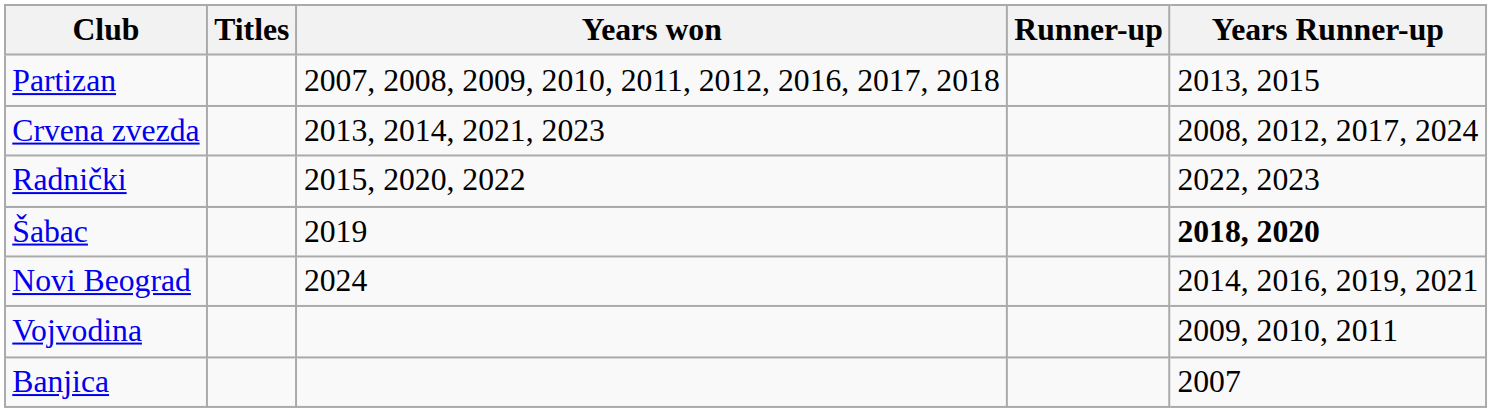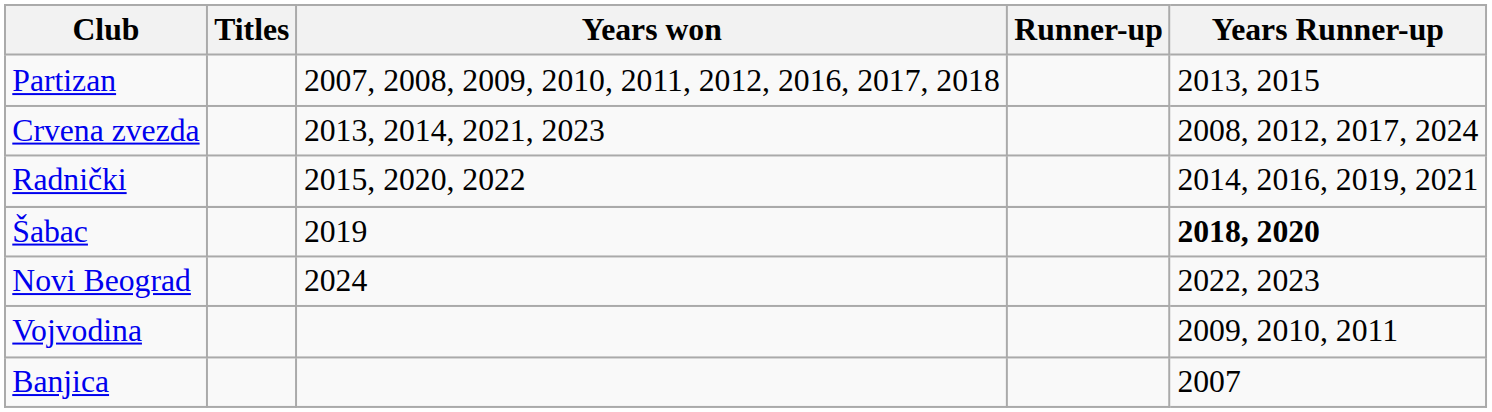(1249, 180) 2022, 2023 -> (1328, 180) 2014, 2016, 2019, 2021
(1328, 280) 2014, 2016, 2019, 2021 -> (1249, 280) 2022, 2023
